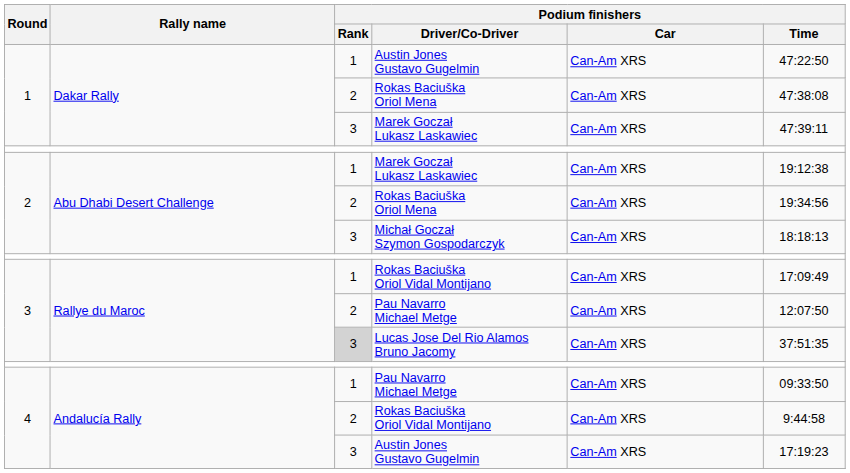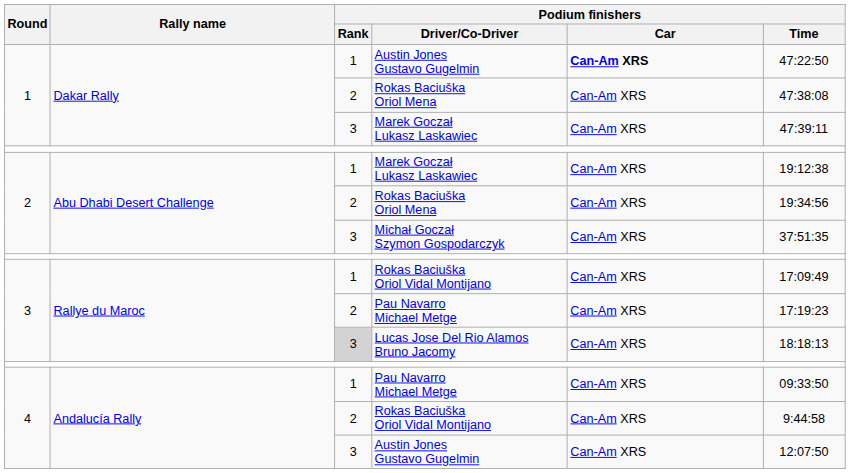(608, 61) normal -> (609, 61) bold
(804, 236) 18:18:13 -> (804, 236) 37:51:35
(804, 310) 12:07:50 -> (804, 310) 17:19:23
(804, 344) 37:51:35 -> (804, 344) 18:18:13
(804, 452) 17:19:23 -> (804, 452) 12:07:50
